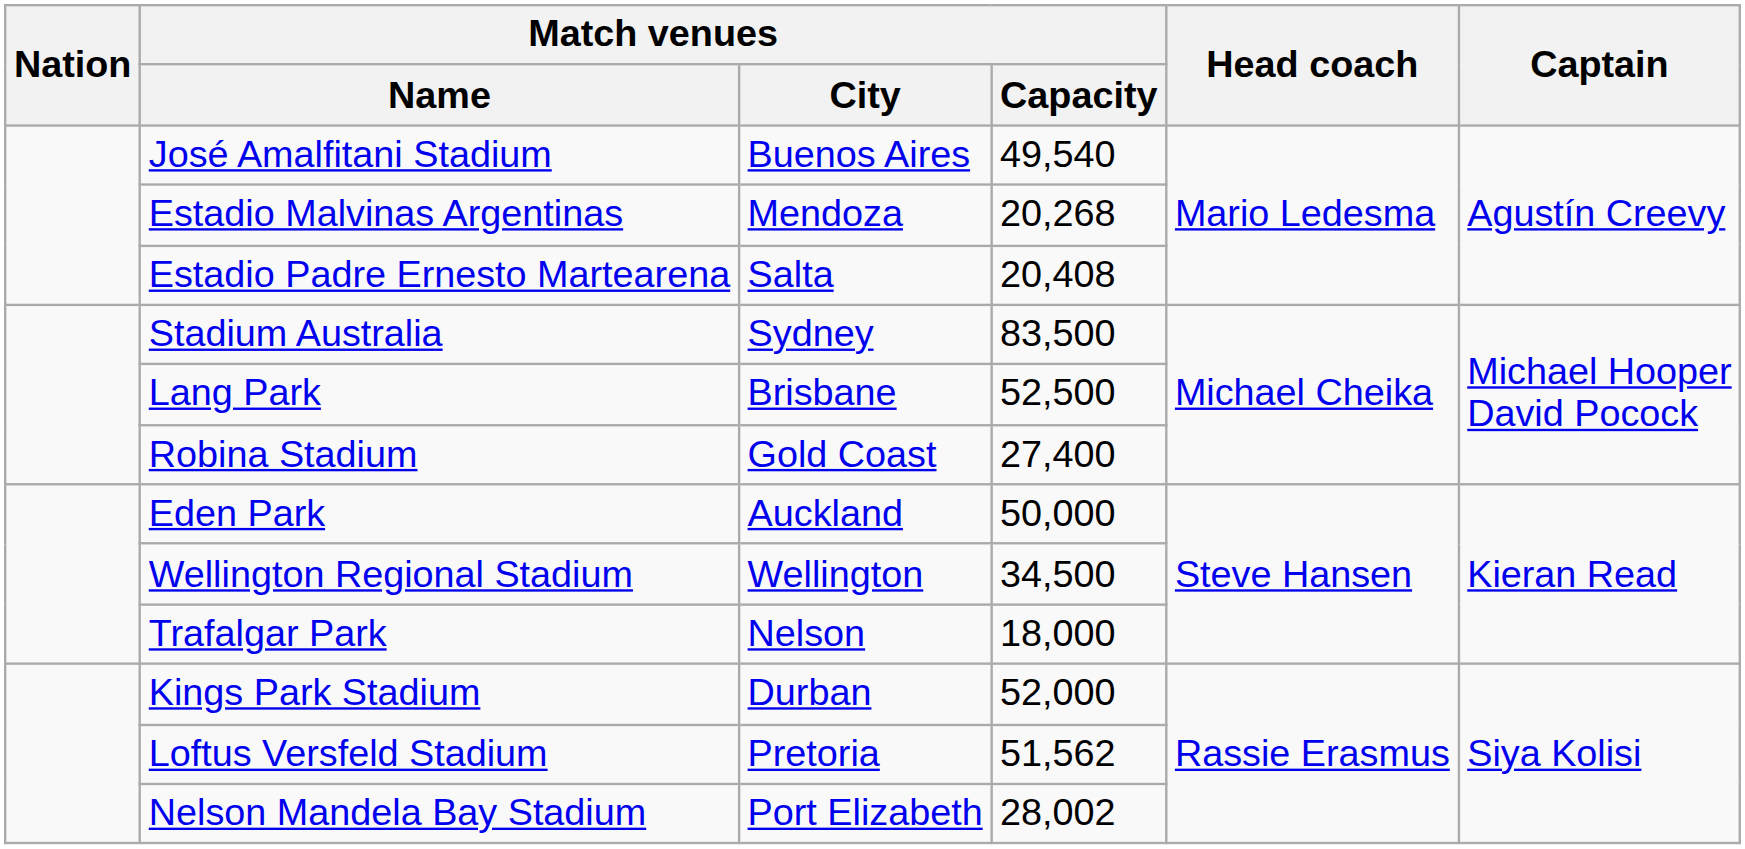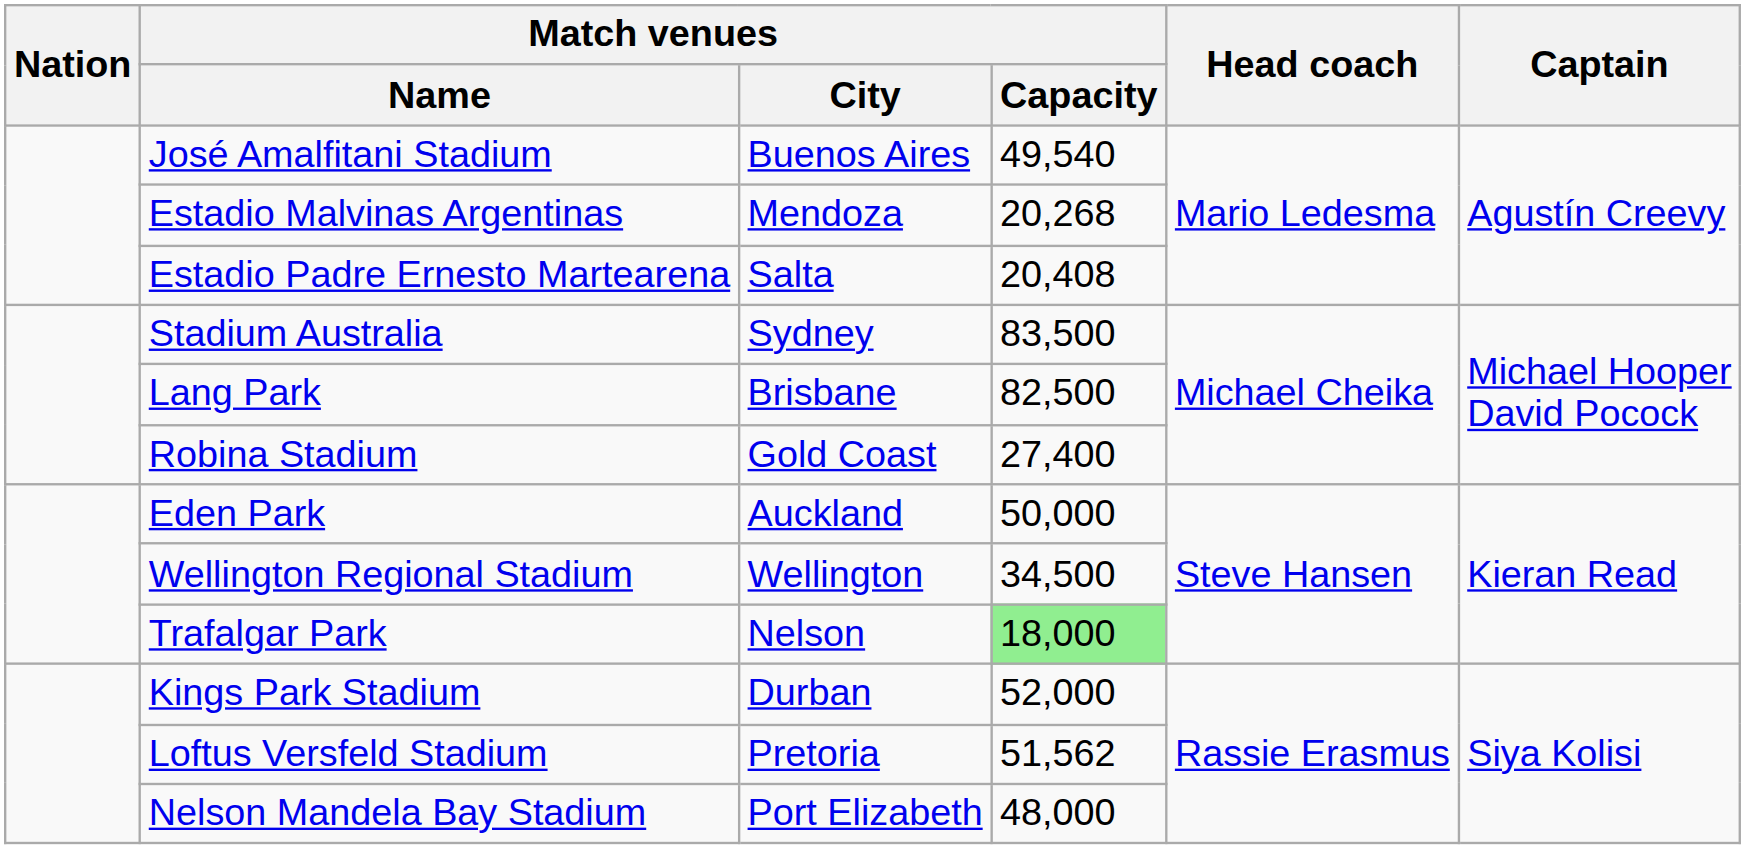(1058, 393) 52,500 -> (1058, 393) 82,500
(1058, 633) no background -> (1058, 633) lightgreen background
(1058, 812) 28,002 -> (1058, 812) 48,000
